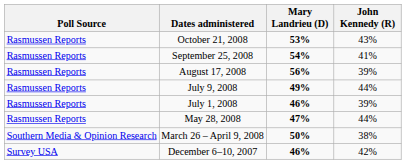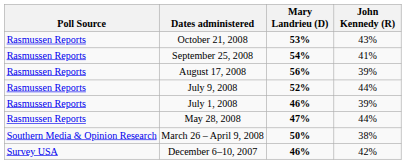(300, 87) 49% -> (300, 87) 52%
